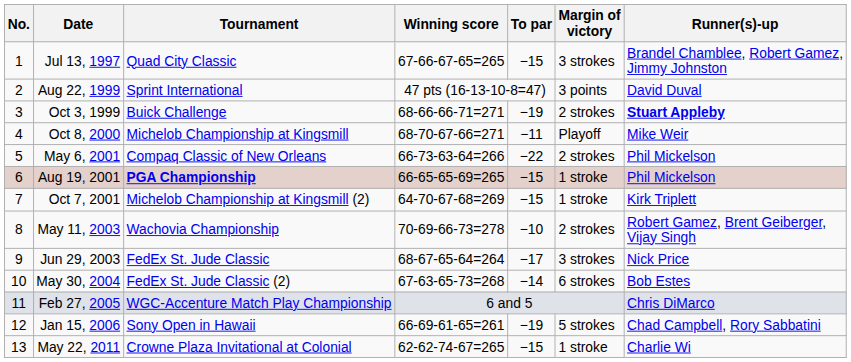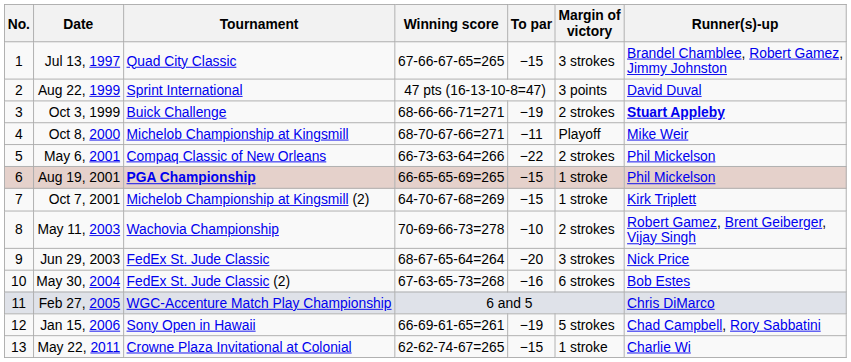(531, 259) −17 -> (531, 259) −20
(531, 281) −14 -> (531, 281) −16
